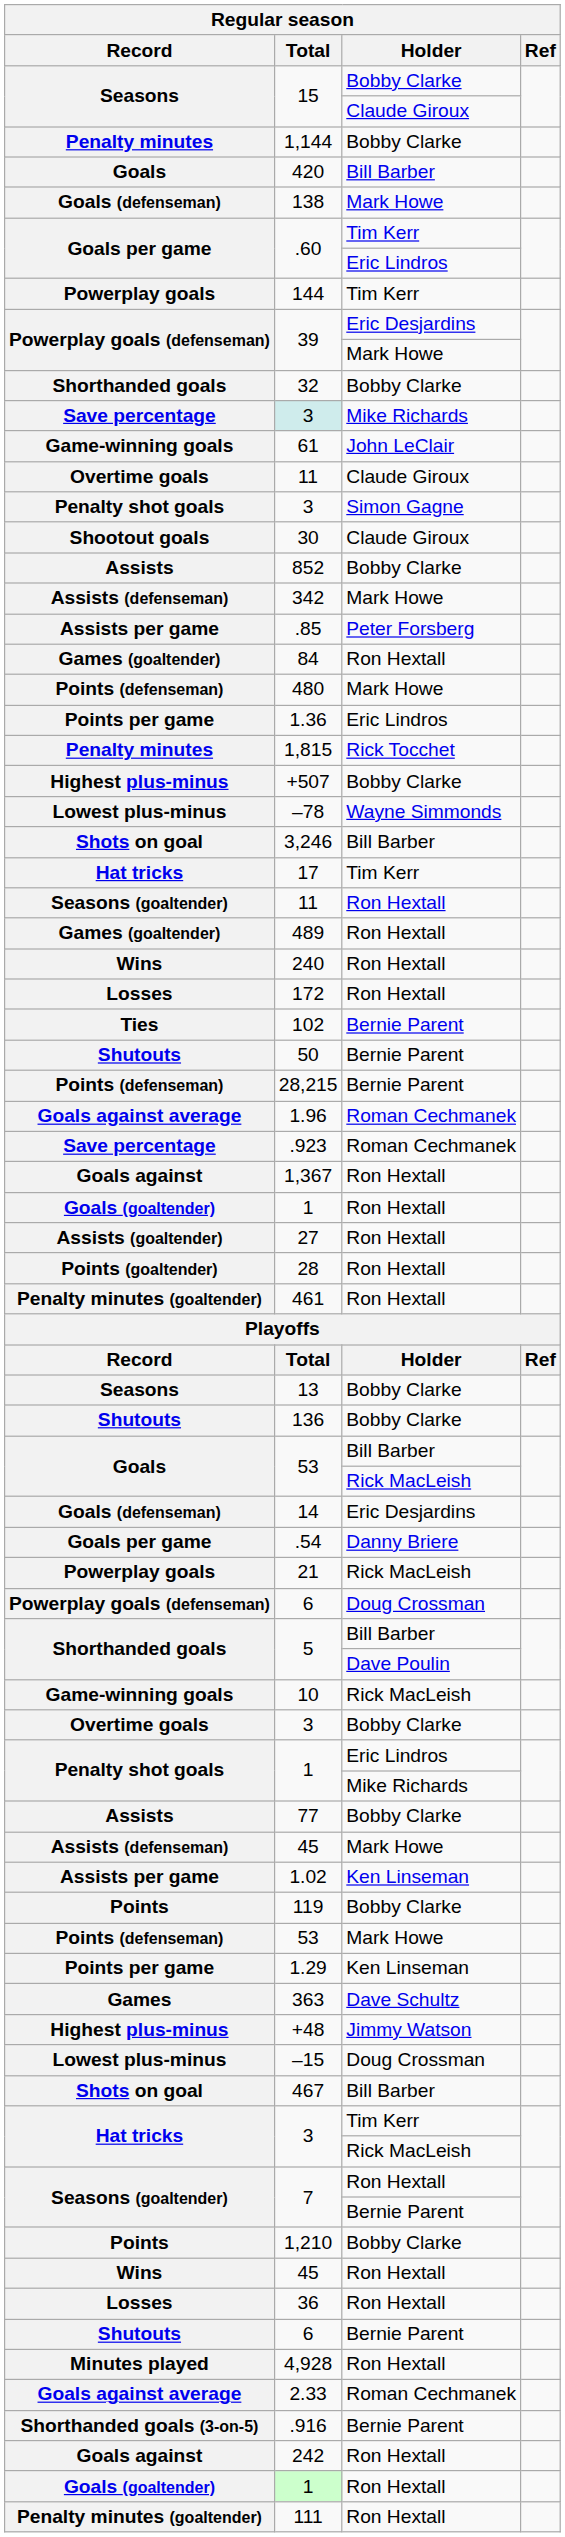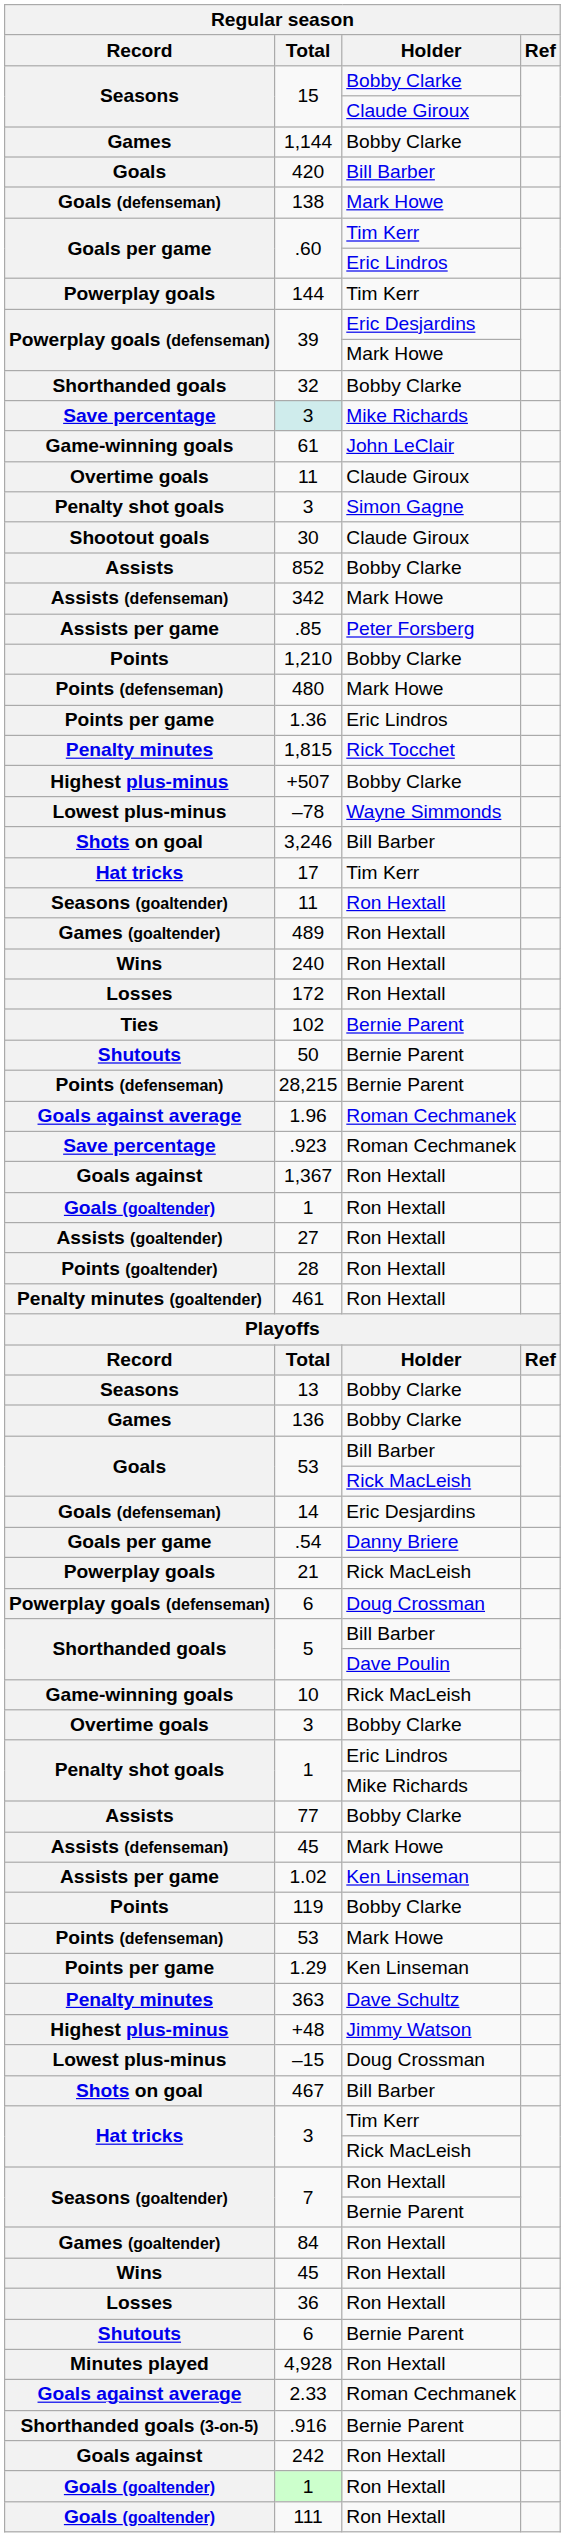(139, 141) Penalty minutes -> (139, 141) Games
rows swapped: (308, 2242) <-> (308, 659)
(139, 1420) Shutouts -> (139, 1420) Games
(139, 1998) Games -> (139, 1998) Penalty minutes
(139, 2516) Penalty minutes (goaltender) -> (139, 2516) Goals (goaltender)
